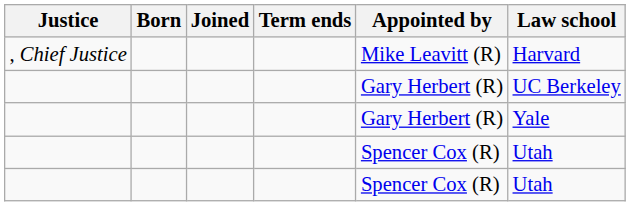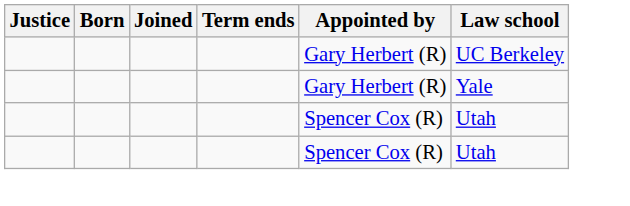- row: (68, 53)
